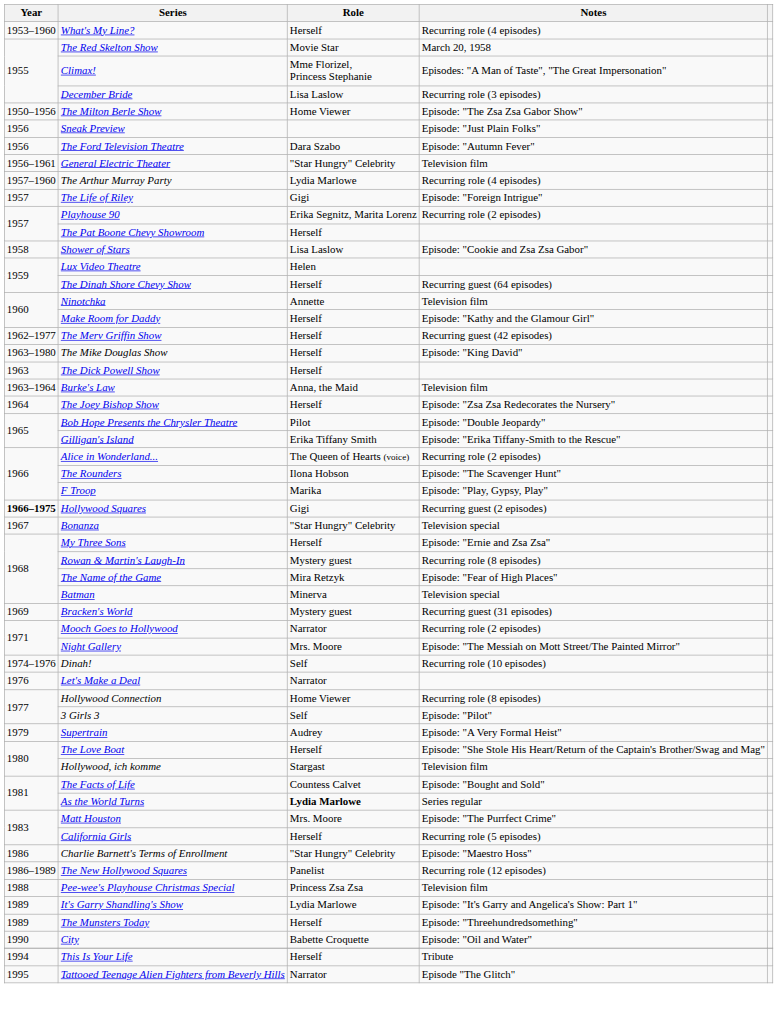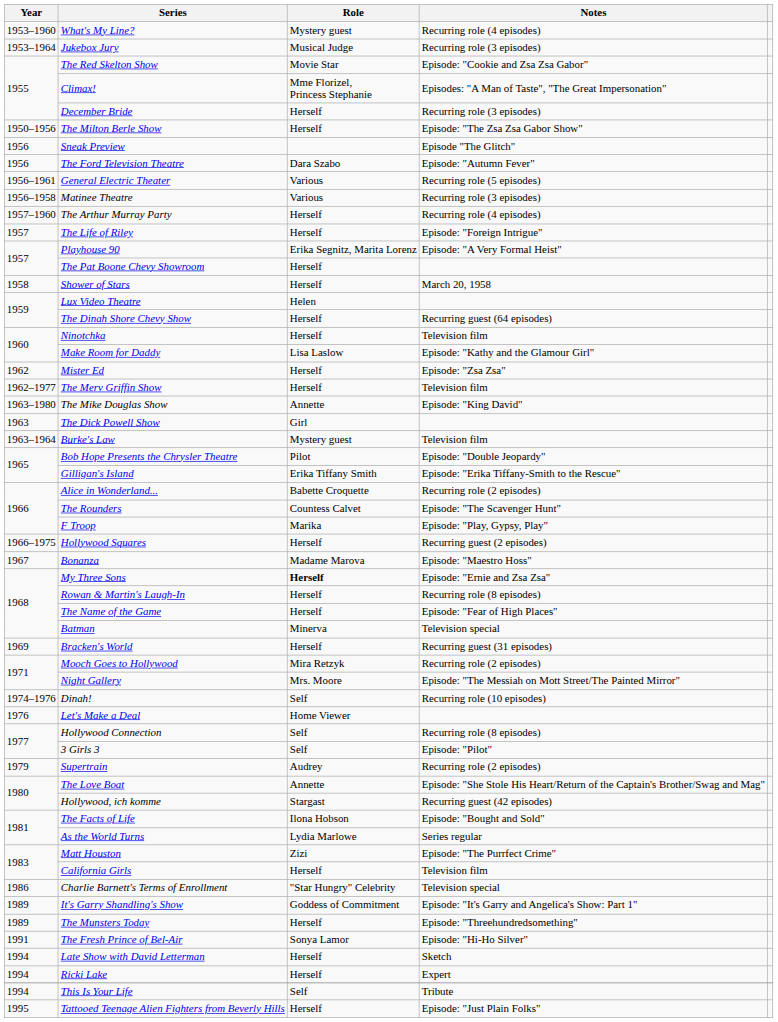(306, 30) Herself -> (321, 30) Mystery guest
+ row: (90, 47)
(456, 47) March 20, 1958 -> (505, 64) Episode: "Cookie and Zsa Zsa Gabor"
(317, 94) Lisa Laslow -> (306, 111) Herself
(320, 111) Home Viewer -> (306, 128) Herself
(481, 128) Episode: "Just Plain Folks" -> (469, 146) Episode "The Glitch"
(343, 163) "Star Hungry" Celebrity -> (306, 180) Various
(455, 163) Television film -> (481, 180) Recurring role (5 episodes)
+ row: (97, 197)
(323, 180) Lydia Marlowe -> (306, 215) Herself
(300, 197) Gigi -> (306, 232) Herself
(481, 215) Recurring role (2 episodes) -> (492, 249) Episode: "A Very Formal Heist"
(317, 249) Lisa Laslow -> (306, 284) Herself
(505, 249) Episode: "Cookie and Zsa Zsa Gabor" -> (456, 284) March 20, 1958
(307, 301) Annette -> (306, 335) Herself
(306, 318) Herself -> (317, 353) Lisa Laslow
+ row: (82, 370)
(487, 335) Recurring guest (42 episodes) -> (455, 387) Television film
(306, 353) Herself -> (307, 404) Annette
(306, 370) Herself -> (299, 422) Girl
(324, 387) Anna, the Maid -> (321, 439) Mystery guest
- row: (110, 404)
(350, 456) The Queen of Hearts (voice) -> (329, 491) Babette Croquette
(319, 473) Ilona Hobson -> (325, 508) Countess Calvet
(31, 508) bold -> (31, 543) normal
(300, 508) Gigi -> (306, 543) Herself
(343, 525) "Star Hungry" Celebrity -> (327, 560) Madame Marova
(461, 525) Television special -> (477, 560) Episode: "Maestro Hoss"
(306, 543) normal -> (307, 577) bold
(321, 560) Mystery guest -> (306, 594) Herself
(317, 577) Mira Retzyk -> (306, 612) Herself
(321, 612) Mystery guest -> (306, 646) Herself
(308, 629) Narrator -> (317, 663) Mira Retzyk
(308, 681) Narrator -> (320, 715) Home Viewer
(320, 698) Home Viewer -> (299, 732) Self
(492, 732) Episode: "A Very Formal Heist" -> (481, 767) Recurring role (2 episodes)
(306, 750) Herself -> (307, 784) Annette
(455, 767) Television film -> (487, 801) Recurring guest (42 episodes)
(325, 784) Countess Calvet -> (319, 819) Ilona Hobson
(325, 801) bold -> (323, 836) normal
(316, 819) Mrs. Moore -> (299, 853) Zizi
(481, 836) Recurring role (5 episodes) -> (455, 870) Television film
(477, 853) Episode: "Maestro Hoss" -> (461, 888) Television special
- row: (124, 870)
- row: (148, 888)
(323, 905) Lydia Marlowe -> (345, 905) Goddess of Commitment
- row: (70, 939)
+ row: (122, 939)
+ row: (133, 957)
+ row: (84, 974)
(306, 957) Herself -> (299, 991) Self
(308, 974) Narrator -> (306, 1008) Herself
(469, 974) Episode "The Glitch" -> (481, 1008) Episode: "Just Plain Folks"
